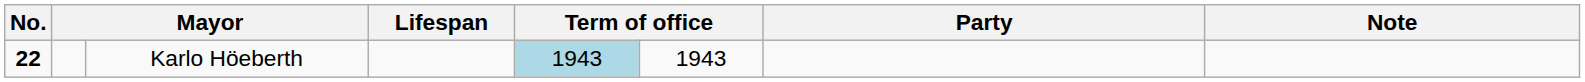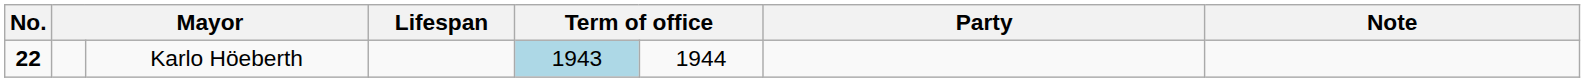(701, 58) 1943 -> (701, 58) 1944
